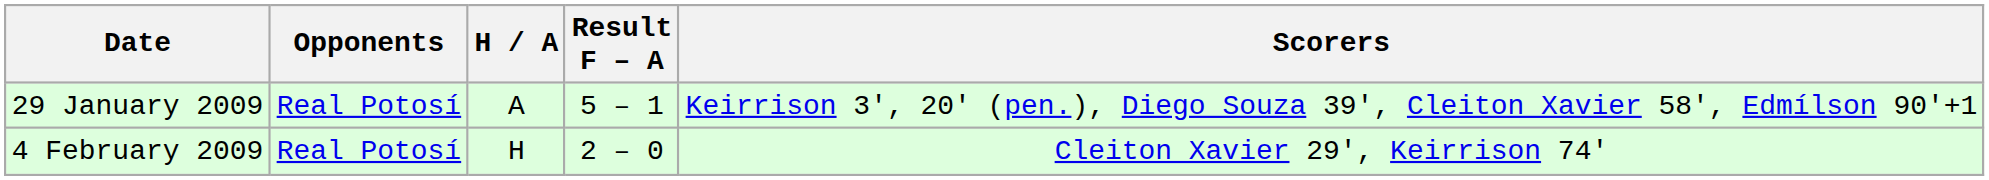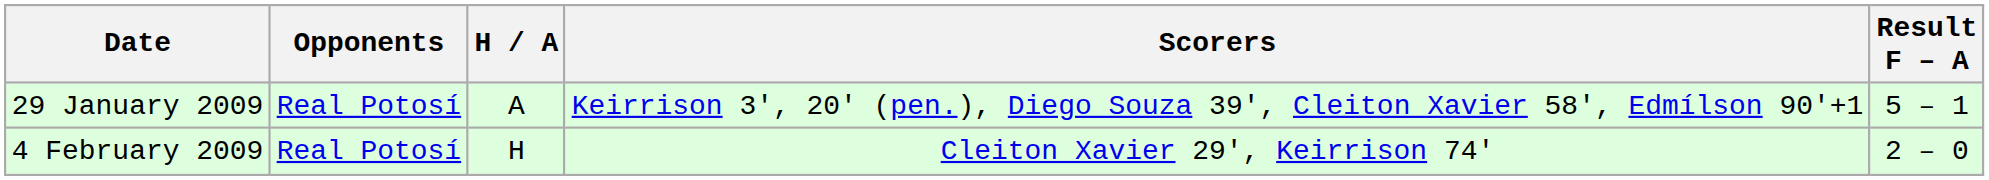columns swapped: (622, 44) <-> (1331, 44)
